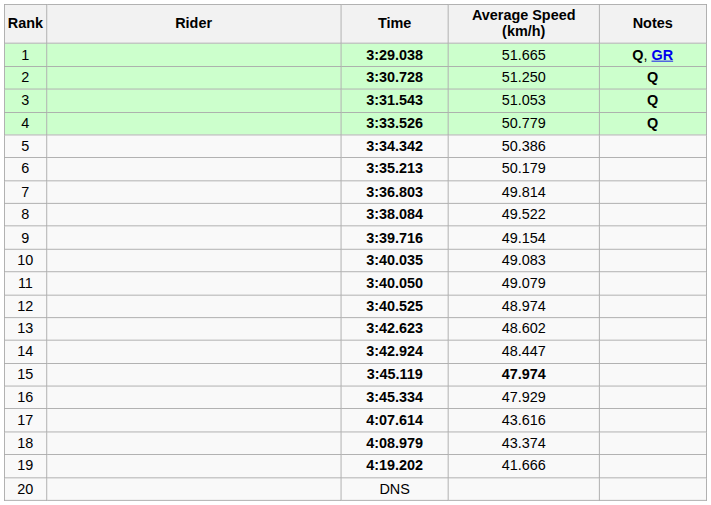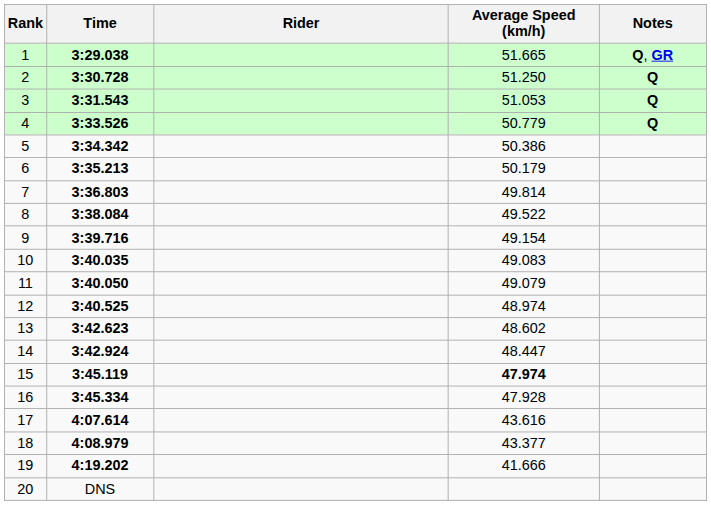columns swapped: (194, 24) <-> (395, 24)
(524, 397) 47.929 -> (524, 397) 47.928
(524, 443) 43.374 -> (524, 443) 43.377
